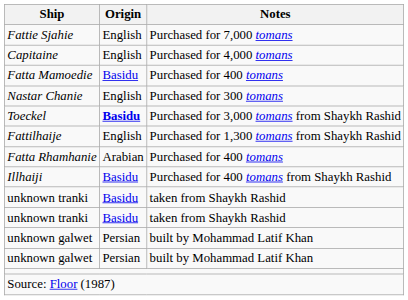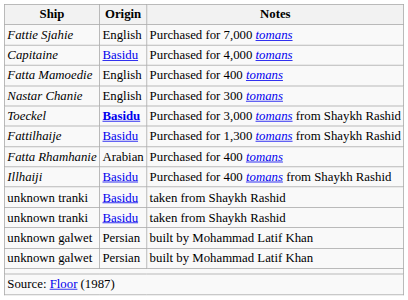(122, 55) English -> (120, 55) Basidu
(120, 75) Basidu -> (122, 75) English
(122, 136) English -> (120, 136) Basidu
